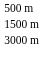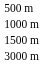+ row: (22, 24)
